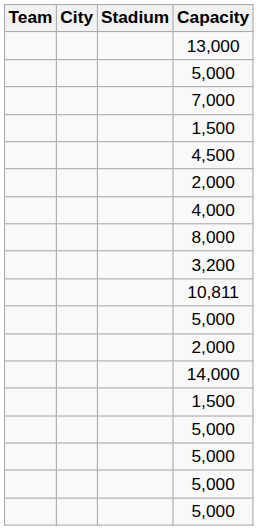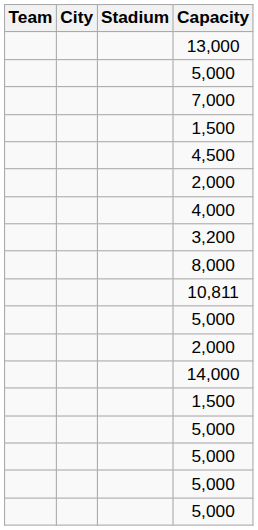rows swapped: (30, 265) <-> (30, 237)
